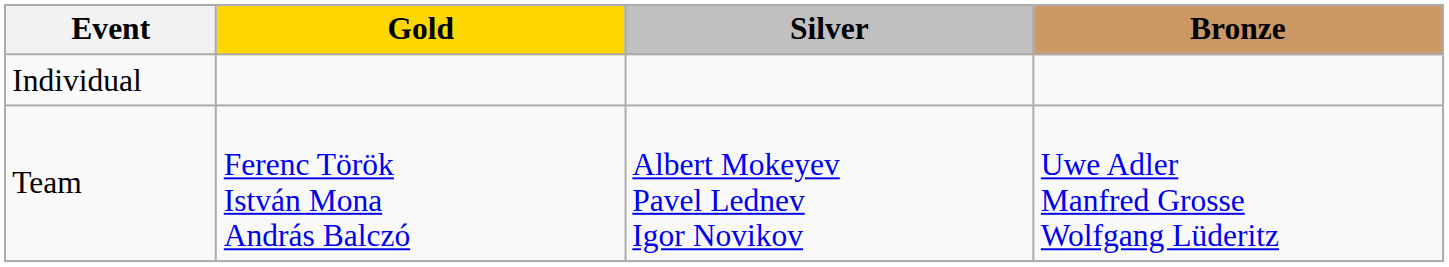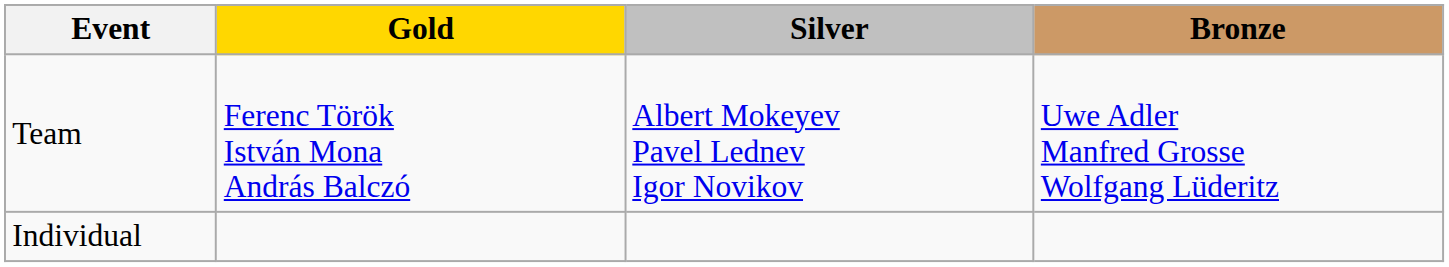rows swapped: (77, 79) <-> (47, 182)
